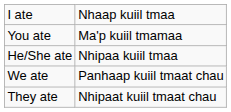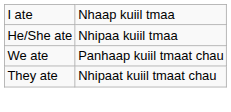- row: (29, 35)
